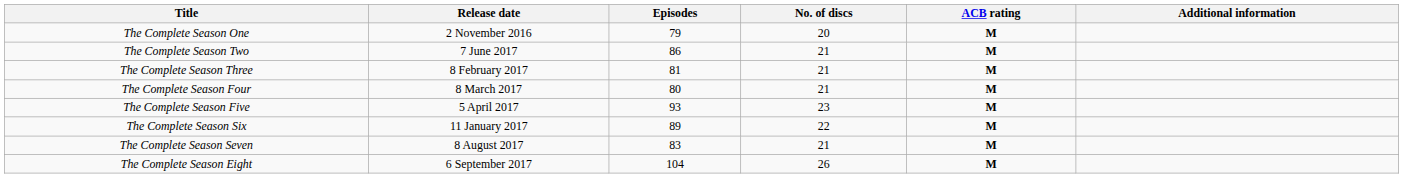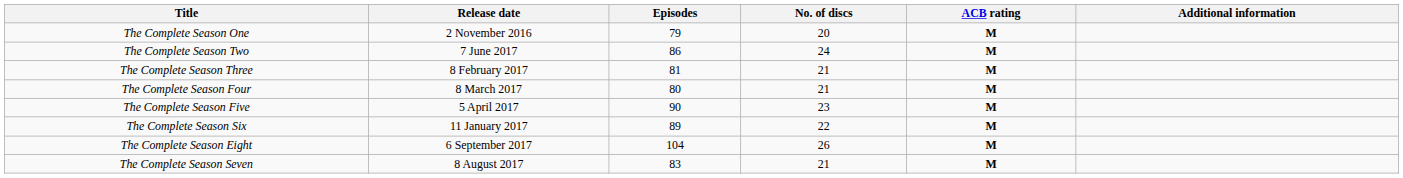(824, 51) 21 -> (824, 51) 24
(675, 107) 93 -> (675, 107) 90
rows swapped: (186, 145) <-> (186, 164)
